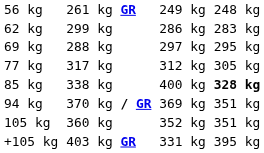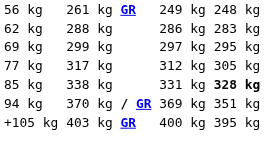(89, 28) 299 kg -> (89, 28) 288 kg
(89, 47) 288 kg -> (89, 47) 299 kg
(183, 85) 400 kg -> (183, 85) 331 kg
- row: (27, 122)
(183, 141) 331 kg -> (183, 122) 400 kg
